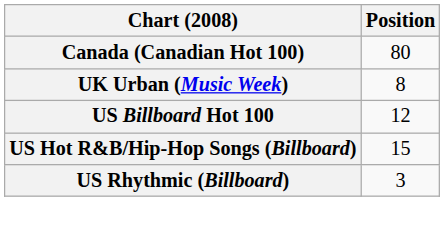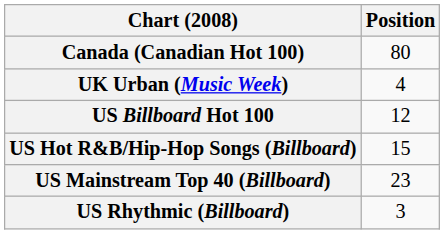(401, 84) 8 -> (401, 84) 4
+ row: (183, 180)
